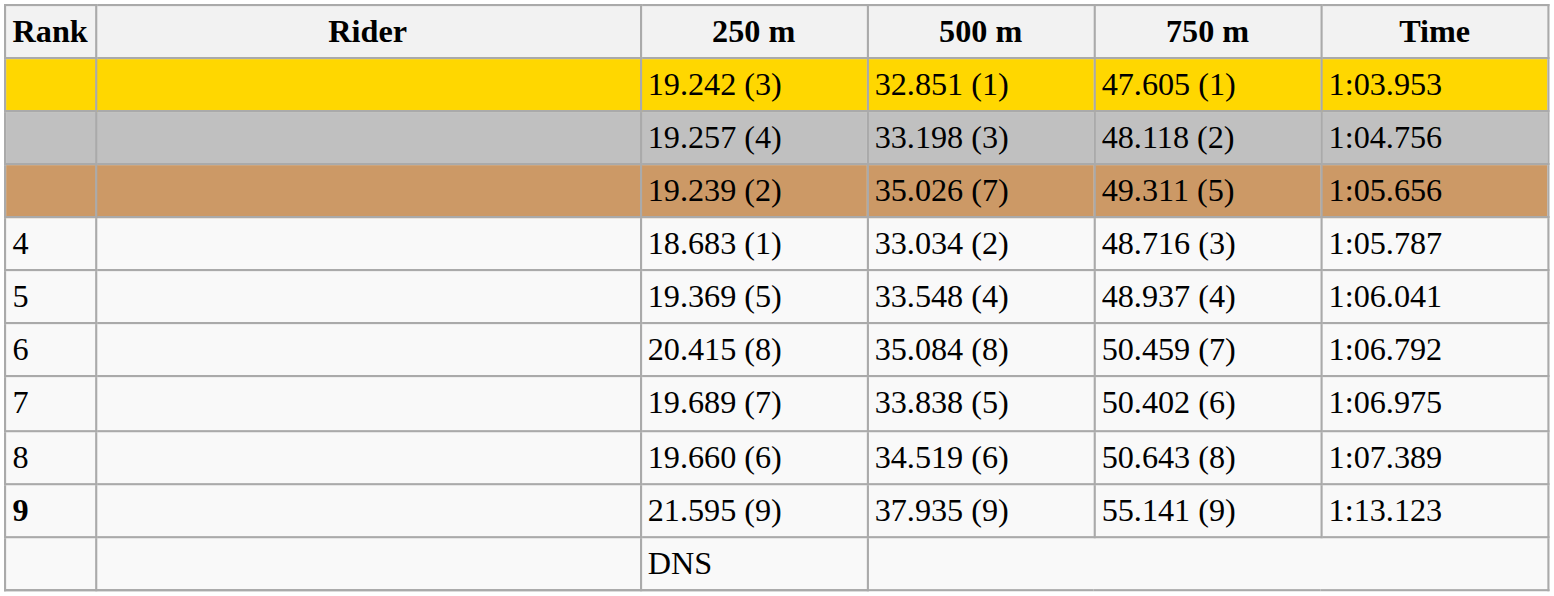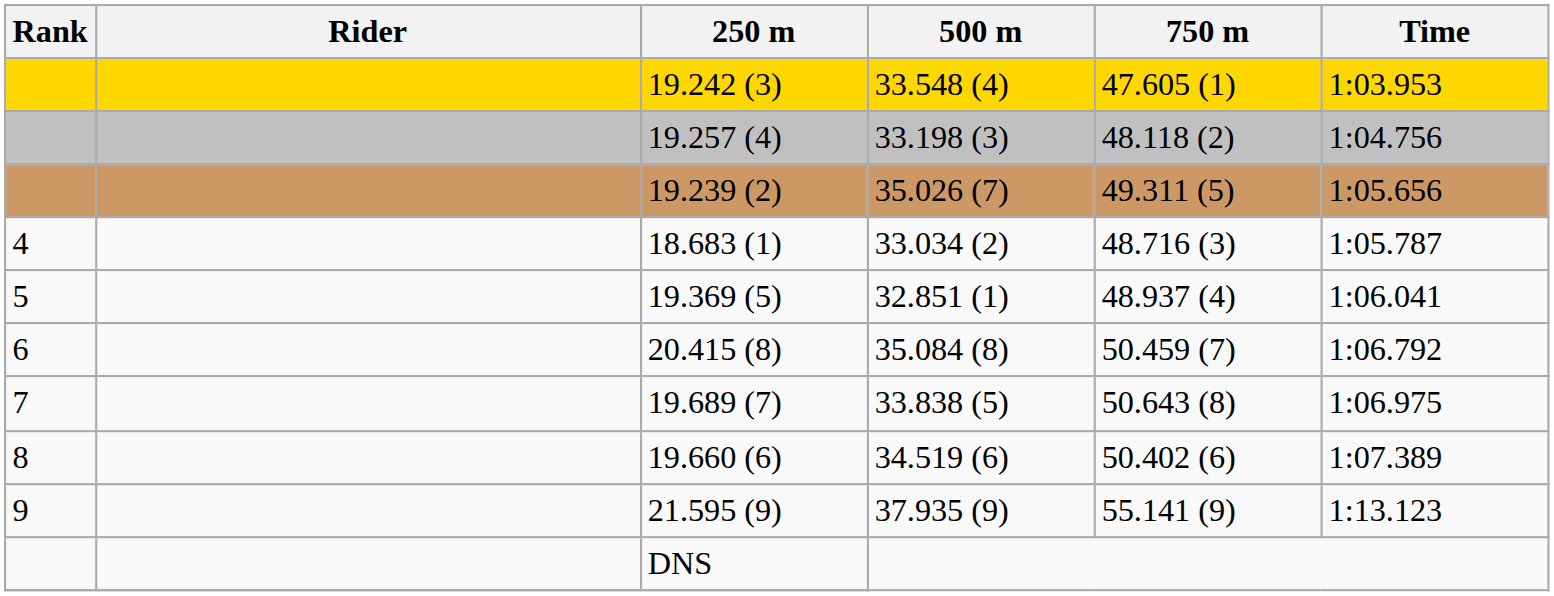(942, 84) 32.851 (1) -> (942, 84) 33.548 (4)
(942, 296) 33.548 (4) -> (942, 296) 32.851 (1)
(1169, 403) 50.402 (6) -> (1169, 403) 50.643 (8)
(1169, 456) 50.643 (8) -> (1169, 456) 50.402 (6)
(21, 509) bold -> (21, 509) normal
